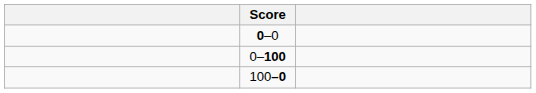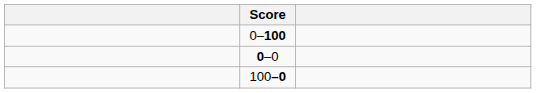rows swapped: (268, 56) <-> (268, 35)
